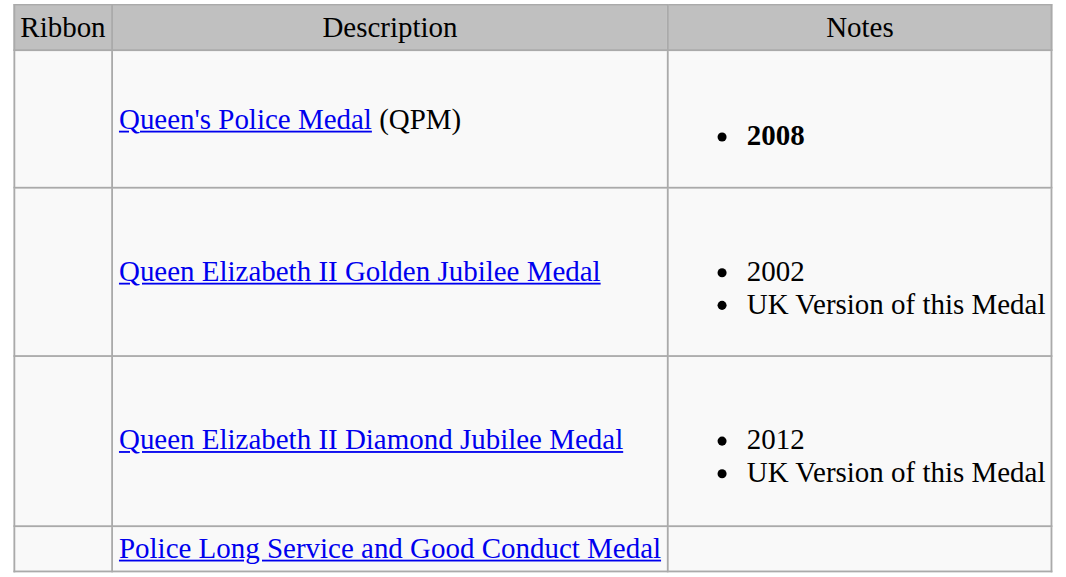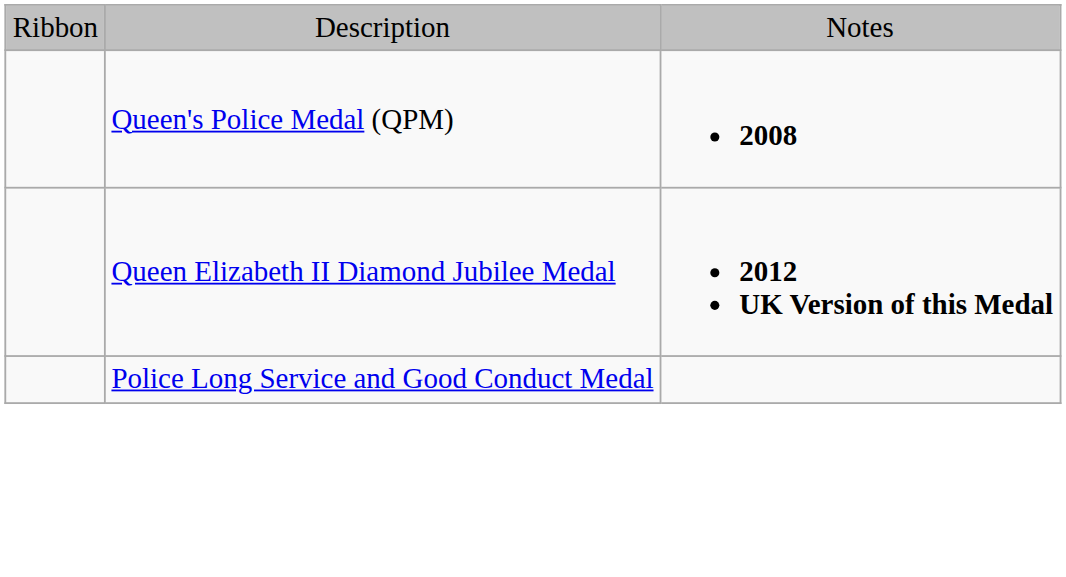- row: (360, 271)
(860, 457) normal -> (860, 288) bold
